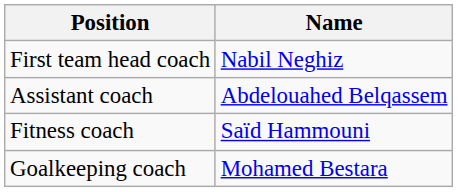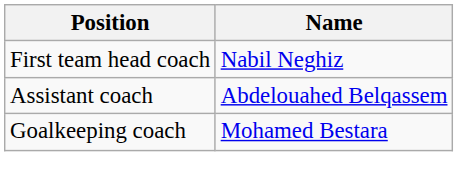- row: (72, 131)
